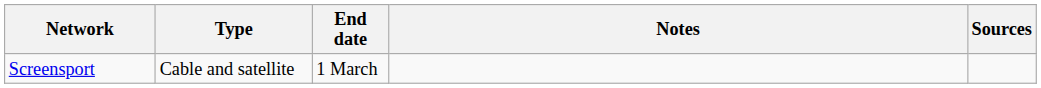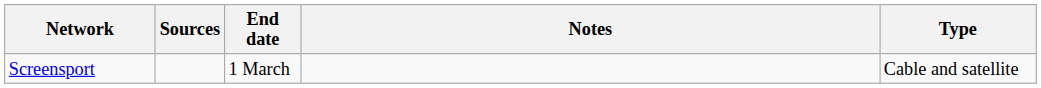columns swapped: (234, 29) <-> (1002, 29)
